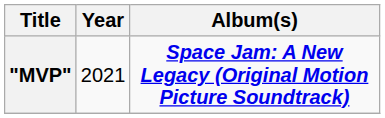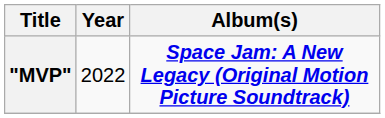(103, 74) 2021 -> (103, 74) 2022
